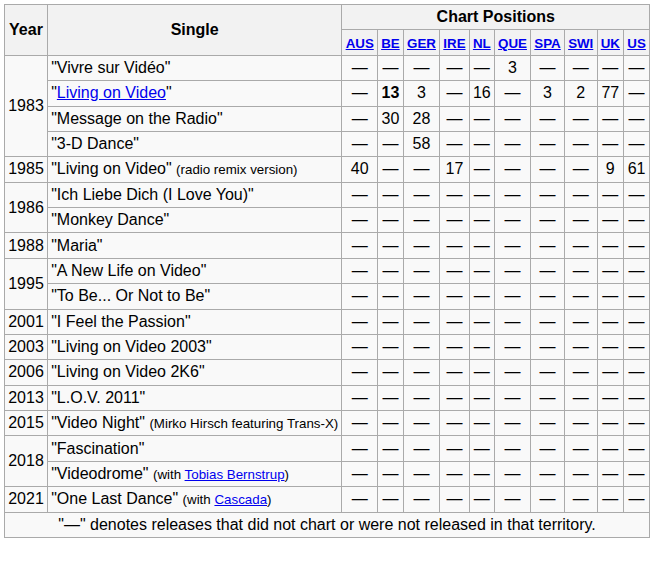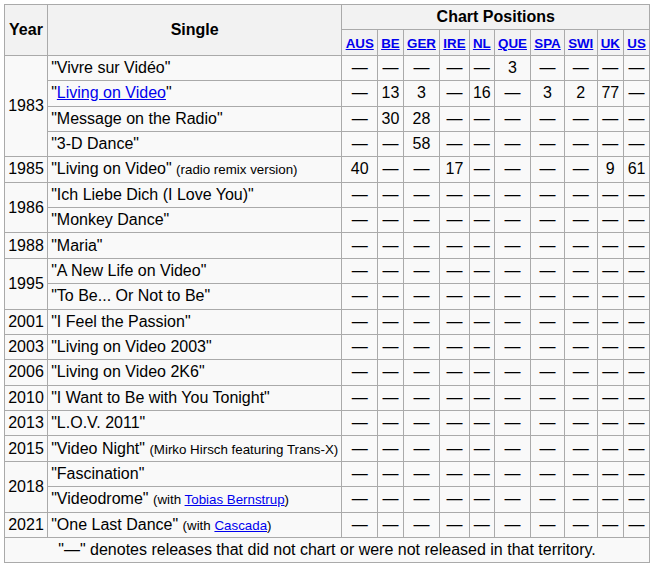(390, 93) bold -> (390, 93) normal
+ row: (160, 397)
